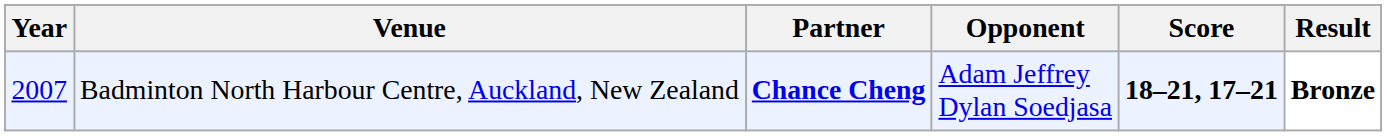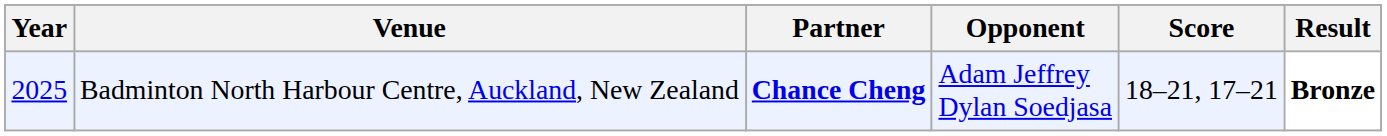(39, 90) 2007 -> (39, 90) 2025
(1201, 90) bold -> (1201, 90) normal
